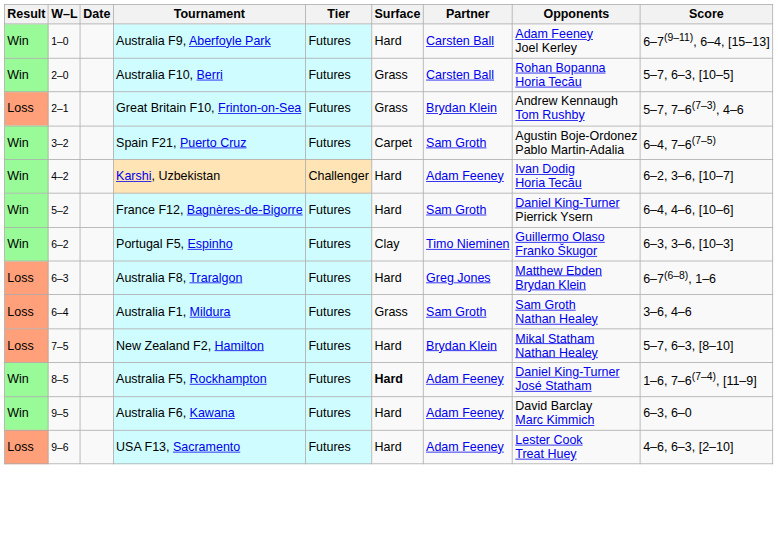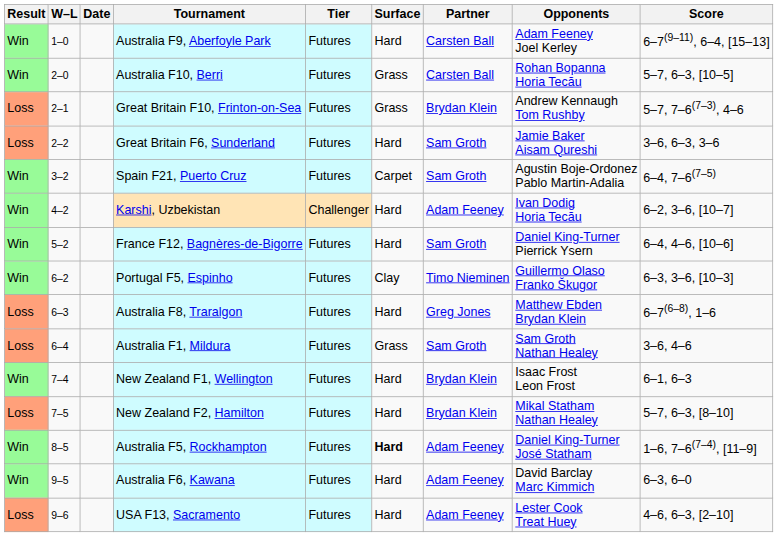+ row: (196, 142)
+ row: (194, 379)
